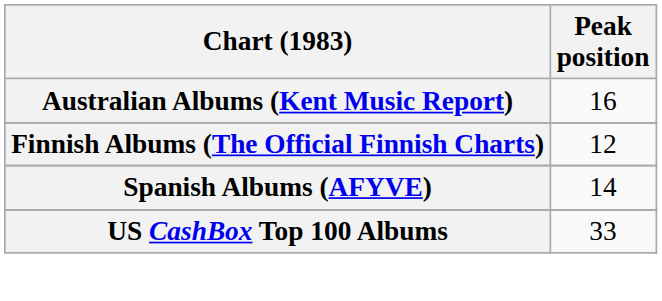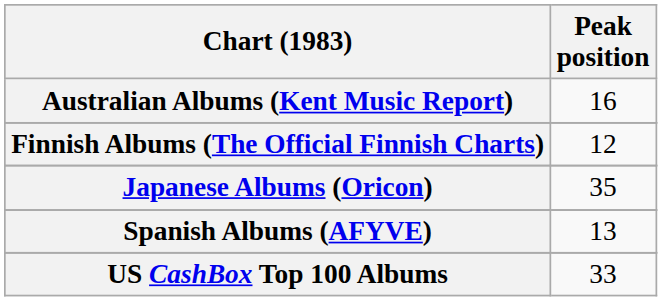+ row: (278, 187)
(603, 187) 14 -> (603, 230) 13
